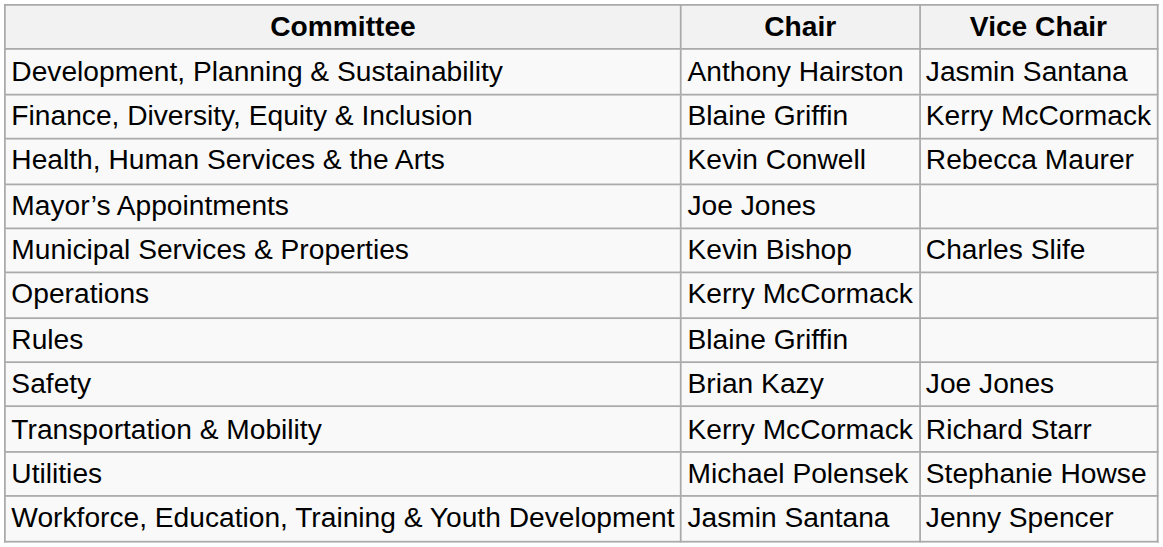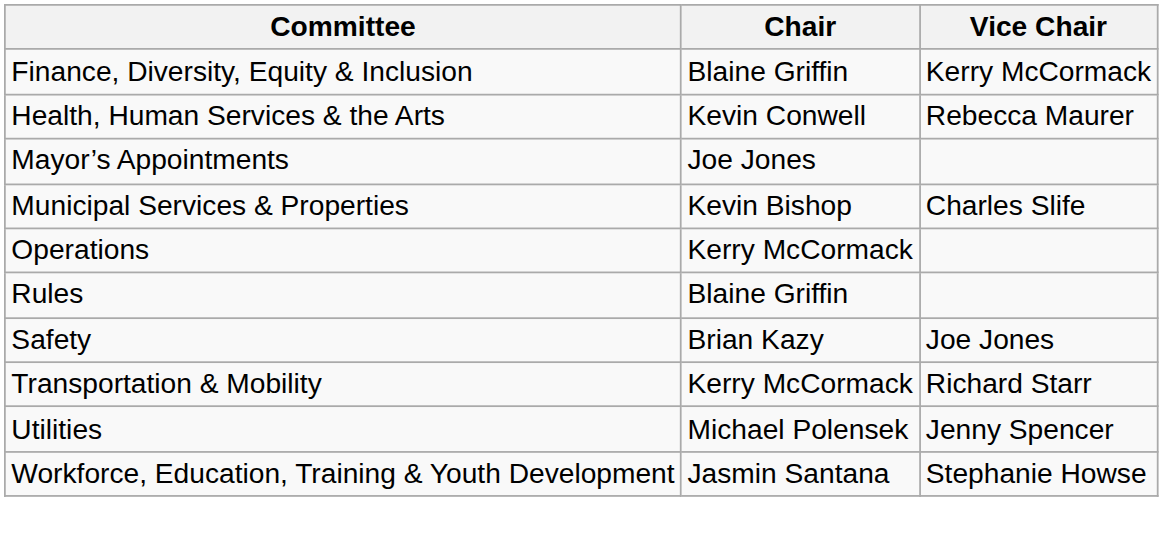- row: (257, 71)
(1036, 473) Stephanie Howse -> (1020, 428) Jenny Spencer
(1020, 518) Jenny Spencer -> (1036, 473) Stephanie Howse
